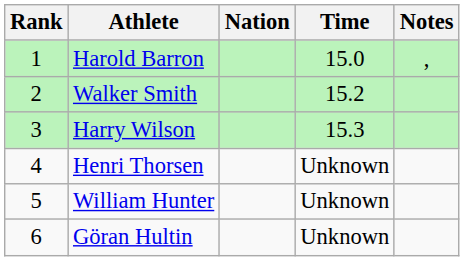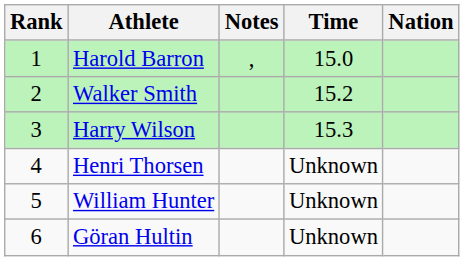columns swapped: (257, 22) <-> (427, 22)
